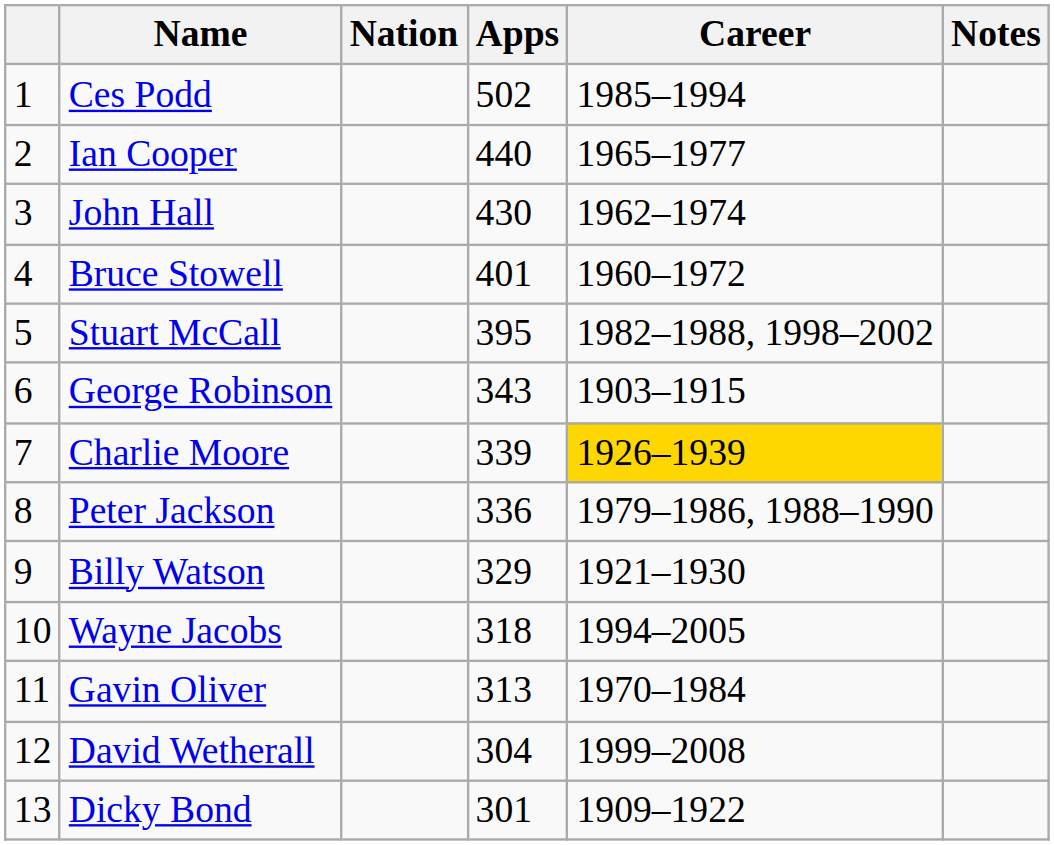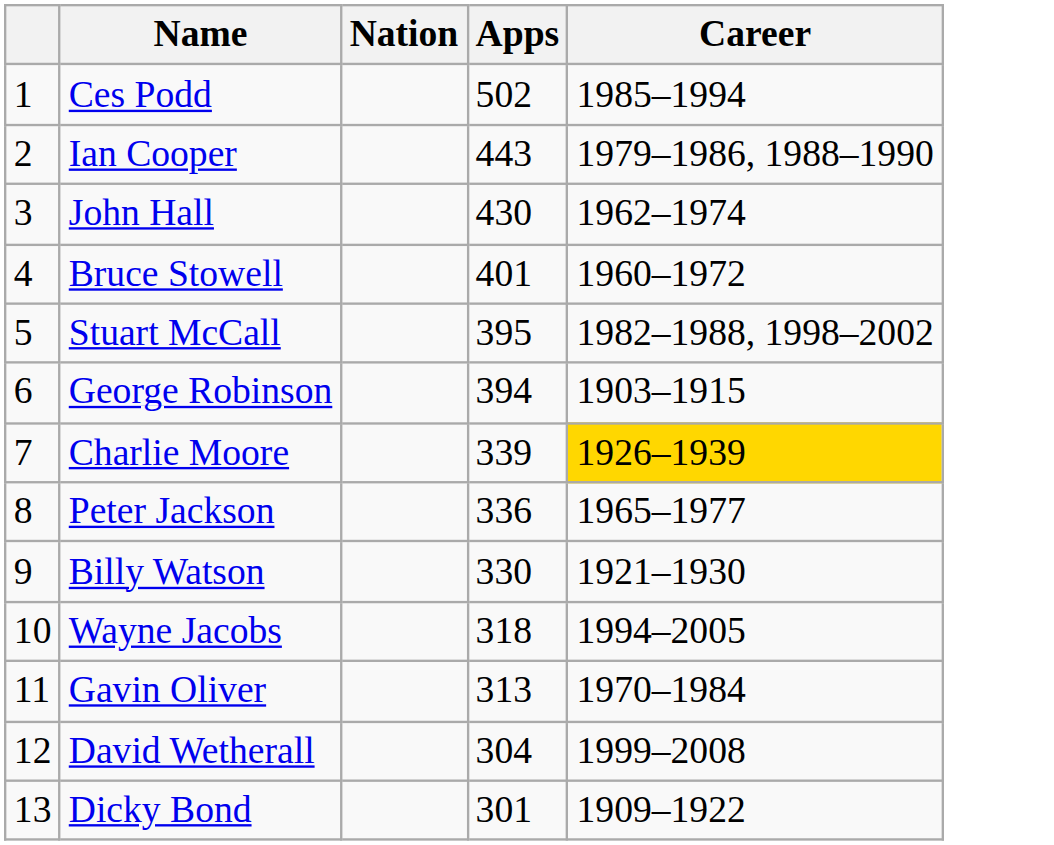- column: (996, 34)
(504, 153) 440 -> (504, 153) 443
(661, 153) 1965–1977 -> (755, 153) 1979–1986, 1988–1990
(504, 392) 343 -> (504, 392) 394
(755, 511) 1979–1986, 1988–1990 -> (661, 511) 1965–1977
(504, 570) 329 -> (504, 570) 330
